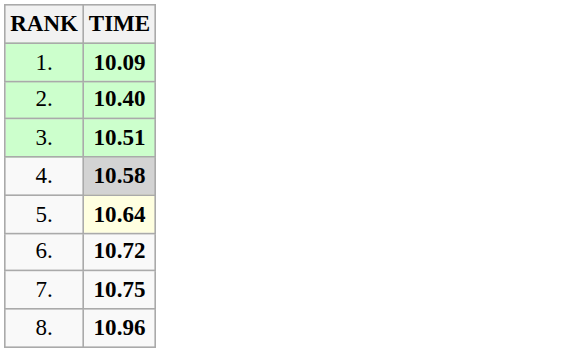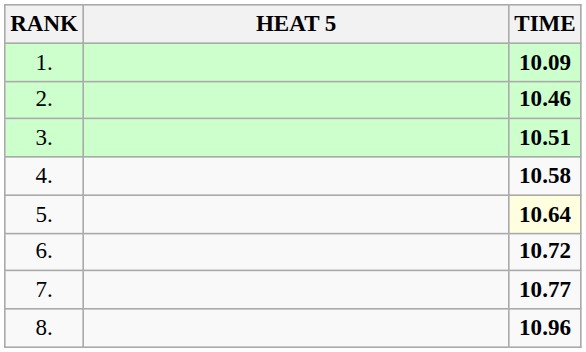+ column: (296, 23)
(120, 99) 10.40 -> (545, 99) 10.46
(120, 175) lightgrey background -> (545, 175) no background
(120, 289) 10.75 -> (545, 289) 10.77
